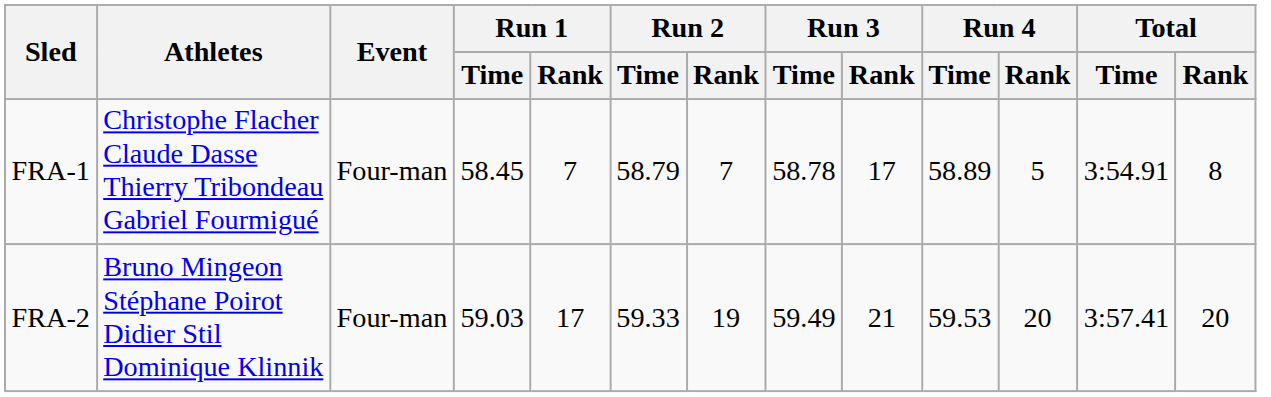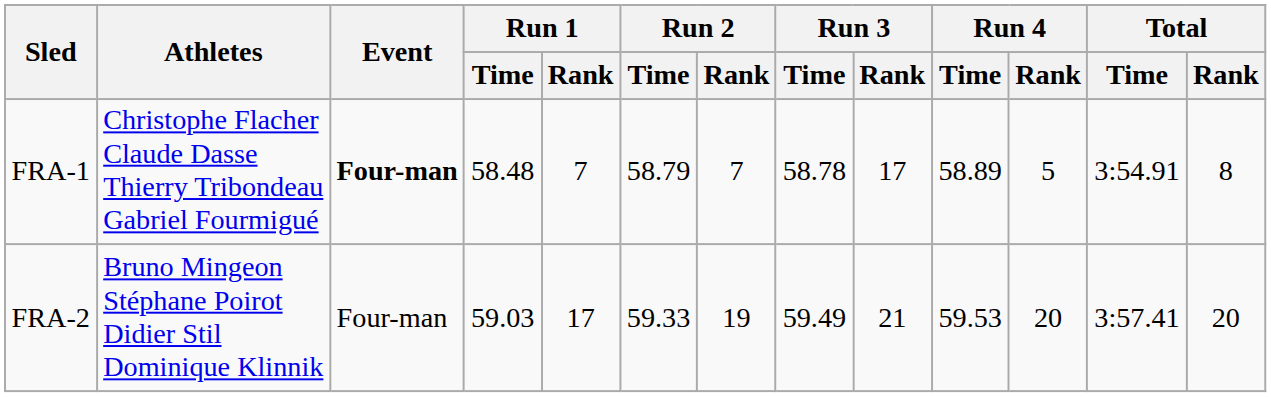(392, 171) normal -> (397, 171) bold
(492, 171) 58.45 -> (503, 171) 58.48
